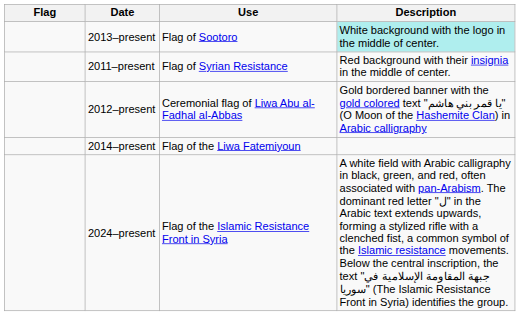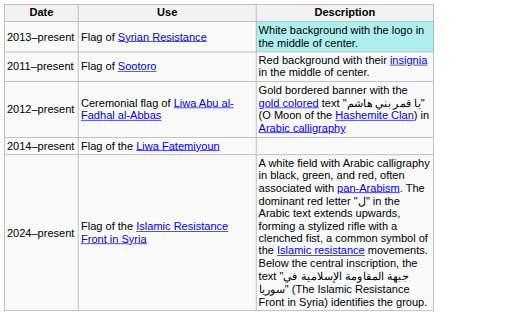- column: (45, 13)
(200, 36) Flag of Sootoro -> (144, 36) Flag of Syrian Resistance
(225, 66) Flag of Syrian Resistance -> (119, 66) Flag of Sootoro
